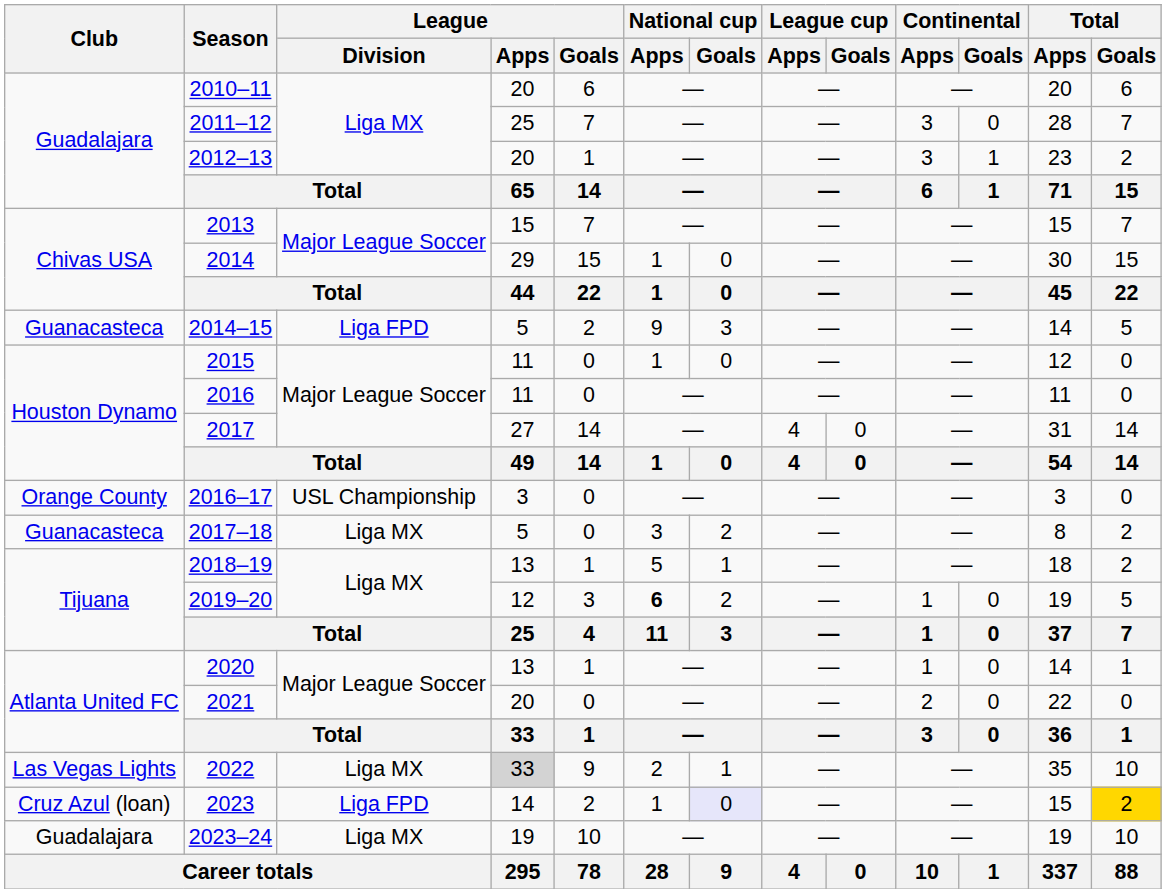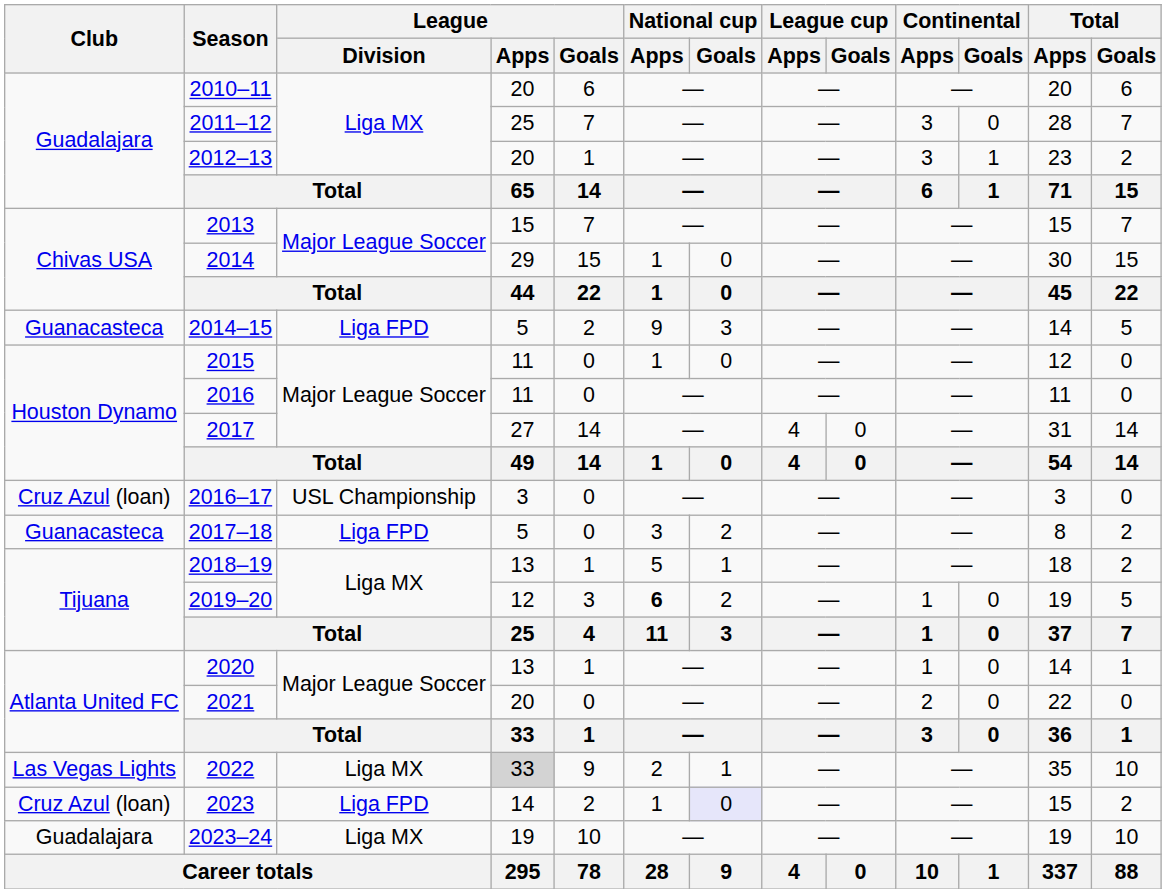(94, 497) Orange County -> (94, 497) Cruz Azul (loan)
(384, 531) Liga MX -> (384, 531) Liga FPD
(1126, 803) gold background -> (1126, 803) no background
